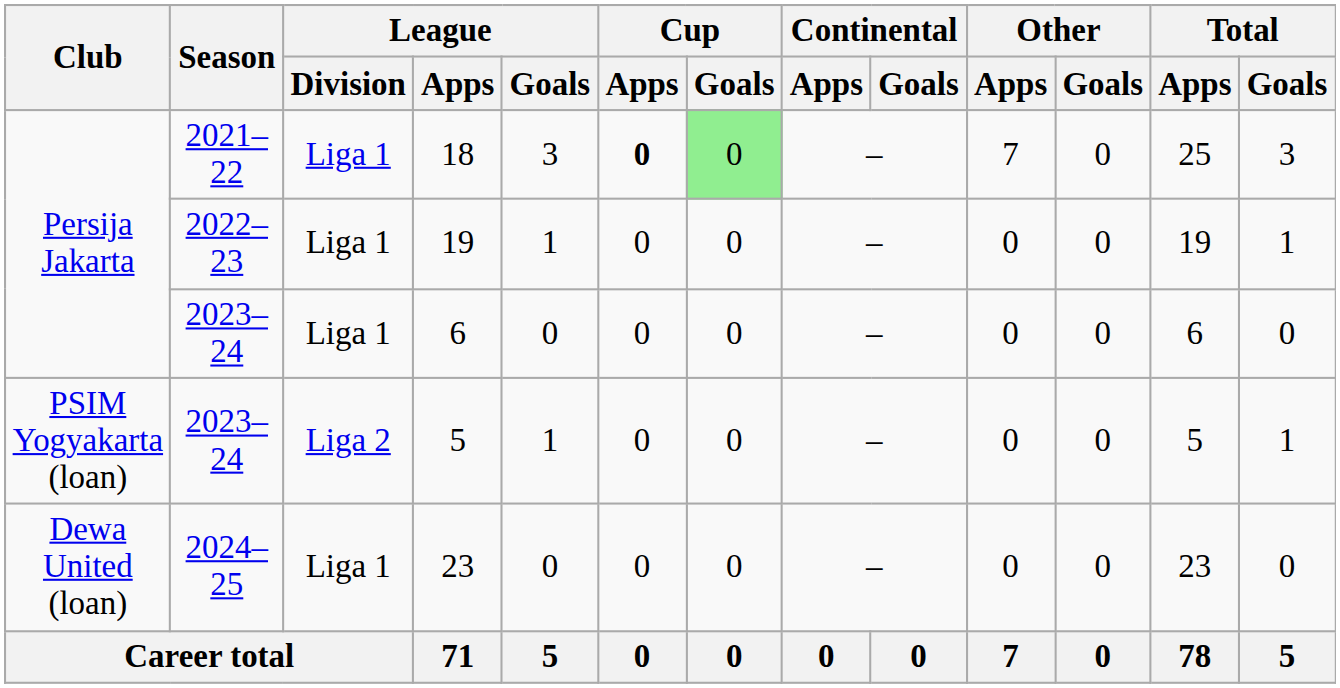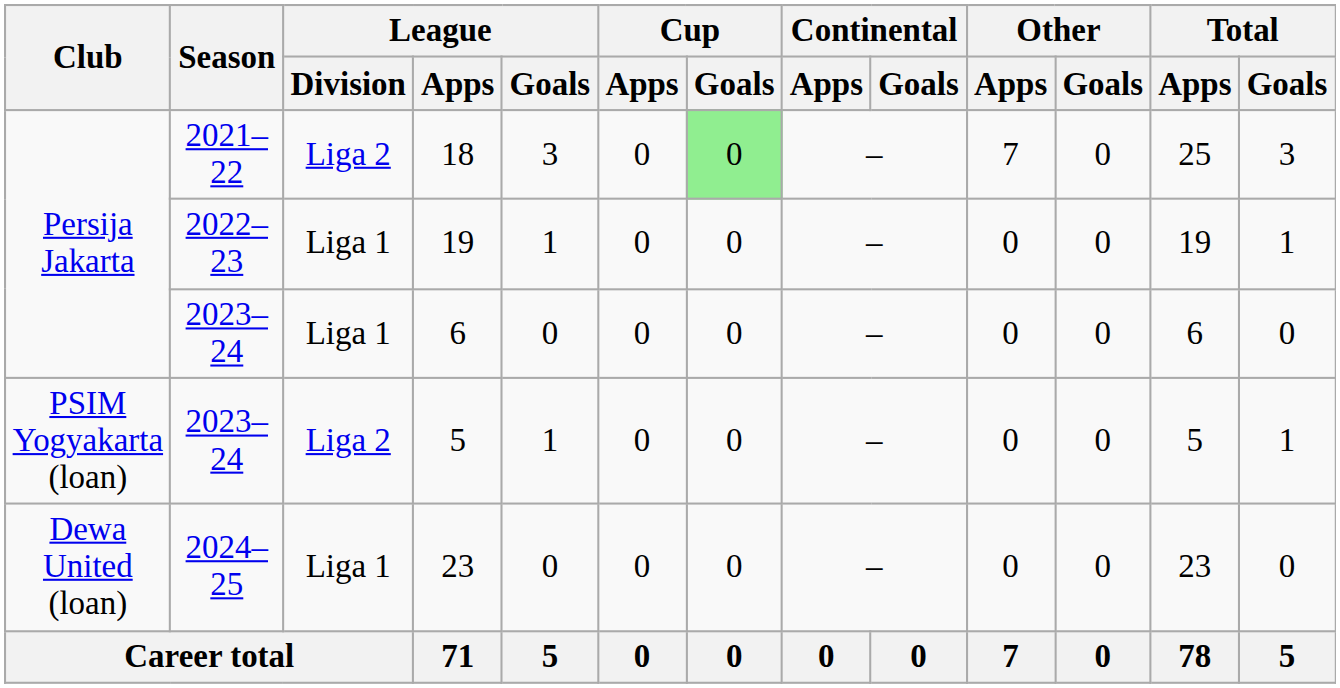(348, 153) Liga 1 -> (348, 153) Liga 2
(642, 153) bold -> (642, 153) normal
